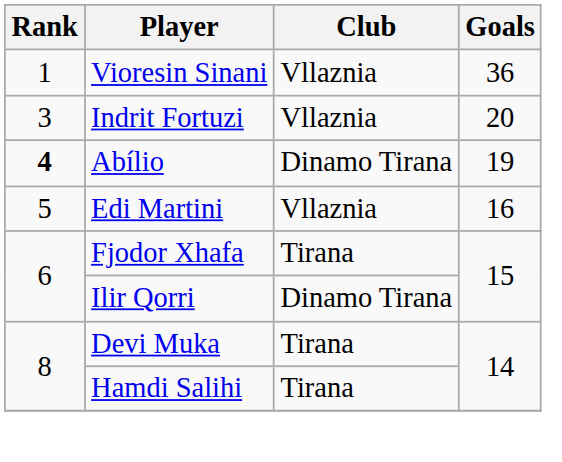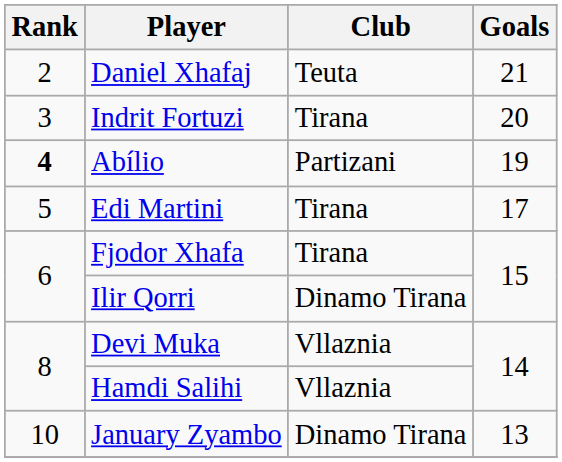- row: (179, 72)
+ row: (171, 72)
(329, 117) Vllaznia -> (331, 117) Tirana
(366, 162) Dinamo Tirana -> (345, 162) Partizani
(329, 207) Vllaznia -> (331, 207) Tirana
(500, 207) 16 -> (514, 207) 17
(317, 343) Tirana -> (343, 343) Vllaznia
(317, 388) Tirana -> (343, 388) Vllaznia
+ row: (186, 433)
